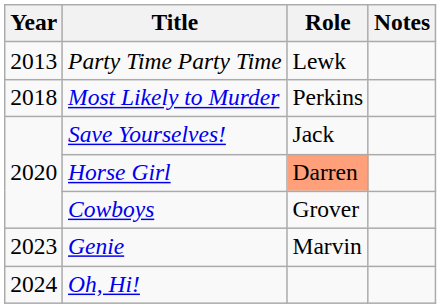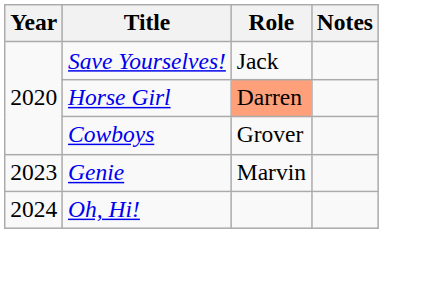- row: (175, 60)
- row: (174, 97)
